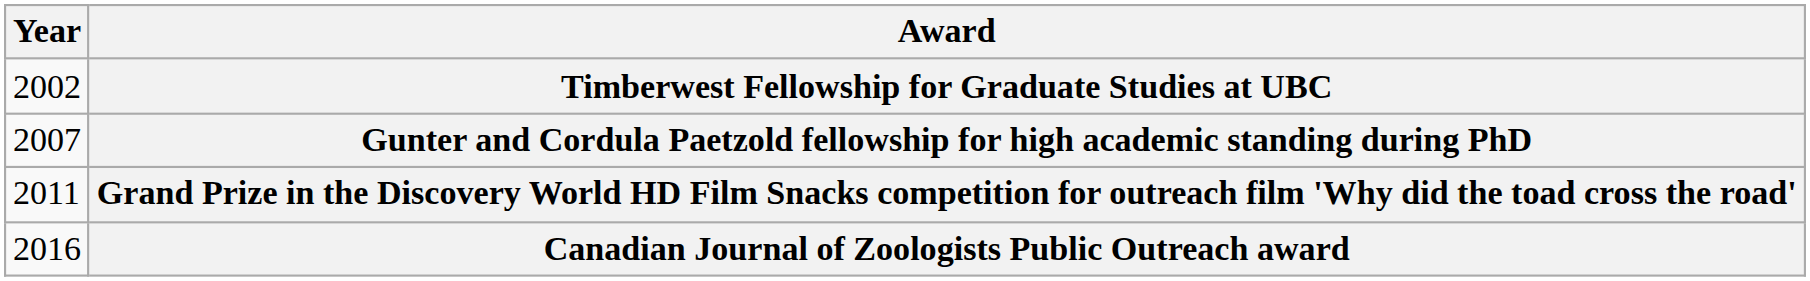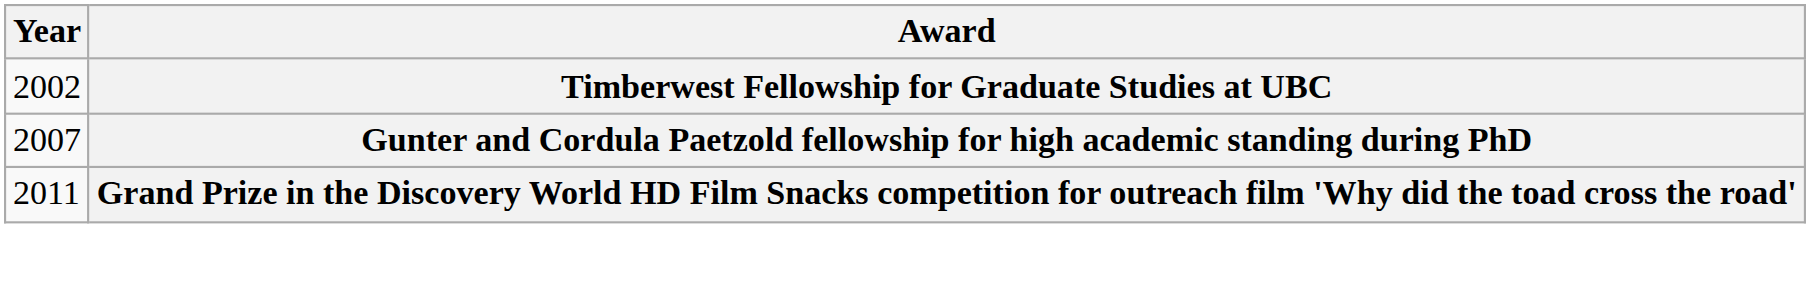- row: (947, 247)
